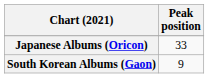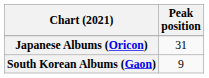(181, 45) 33 -> (181, 45) 31
